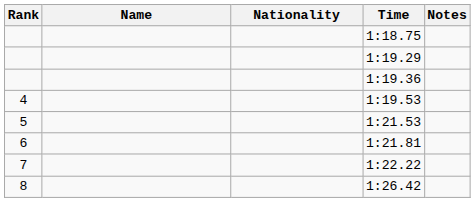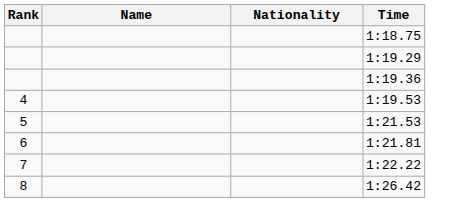- column: (447, 15)
